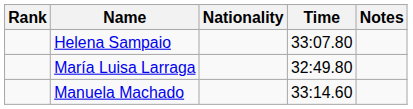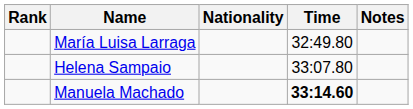rows swapped: (125, 67) <-> (113, 42)
(322, 92) normal -> (322, 92) bold
